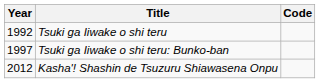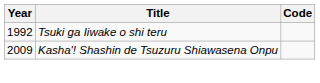- row: (133, 50)
(20, 68) 2012 -> (20, 50) 2009
